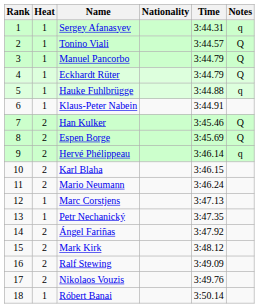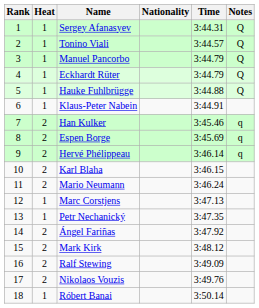(240, 28) q -> (240, 28) Q
(240, 91) q -> (240, 91) Q
(240, 122) Q -> (240, 122) q
(240, 138) Q -> (240, 138) q
